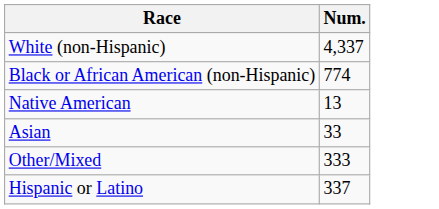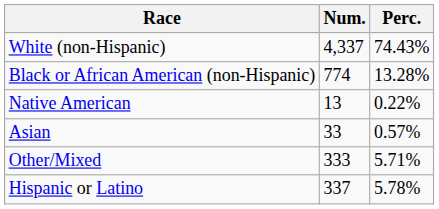+ column: (402, 18)
